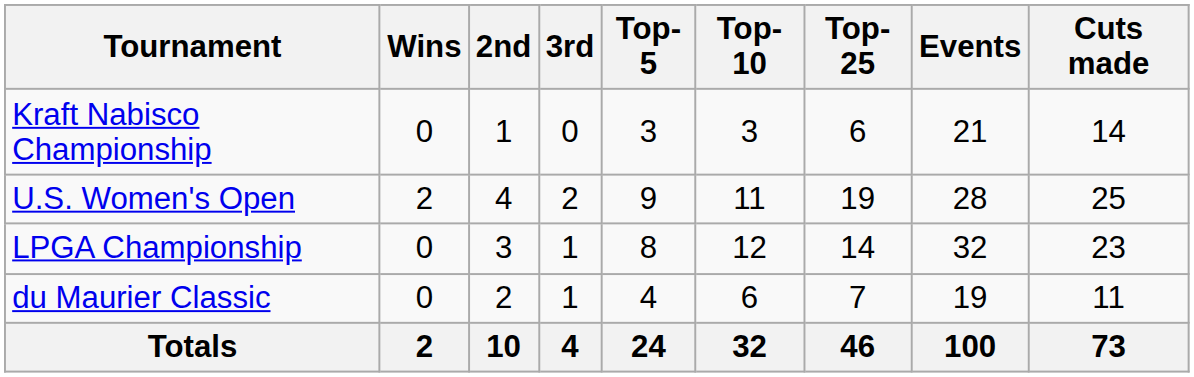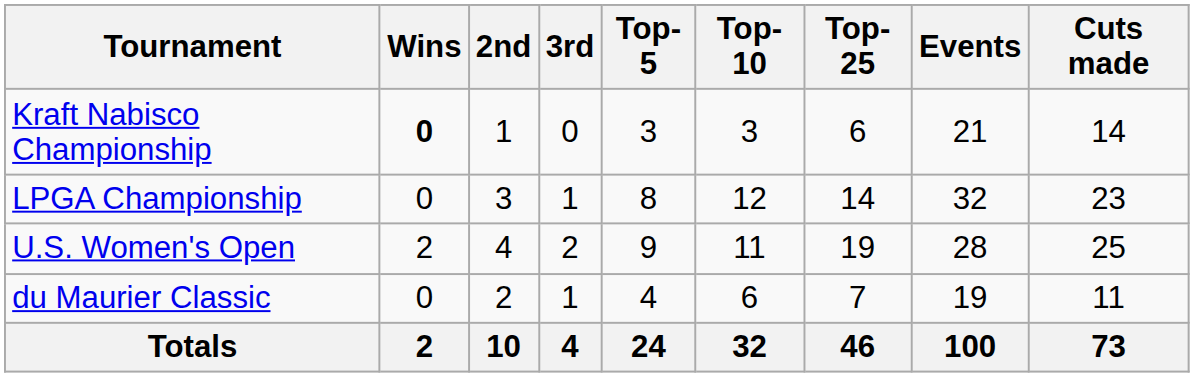(424, 131) normal -> (424, 131) bold
rows swapped: (157, 247) <-> (154, 198)
